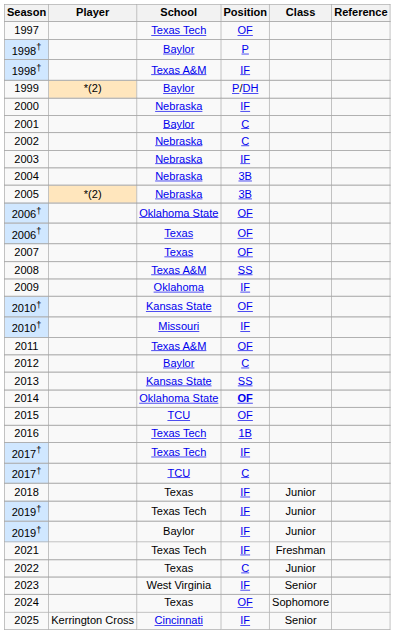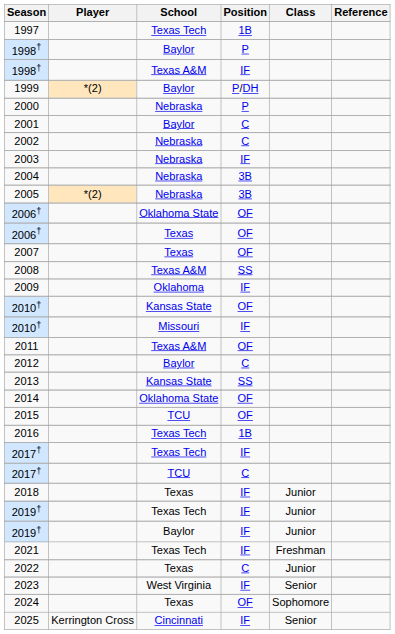(245, 30) OF -> (245, 30) 1B
(245, 106) IF -> (245, 106) P
(245, 398) bold -> (245, 398) normal
